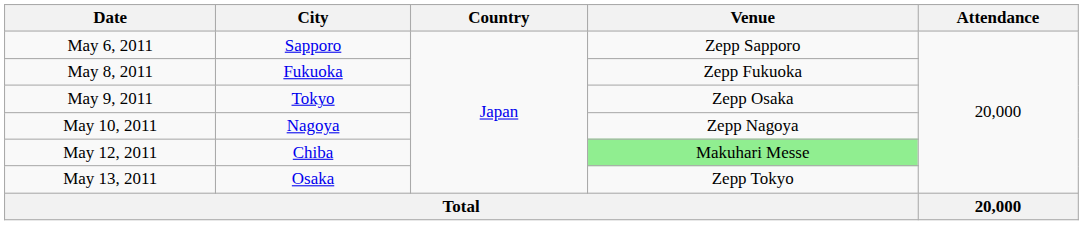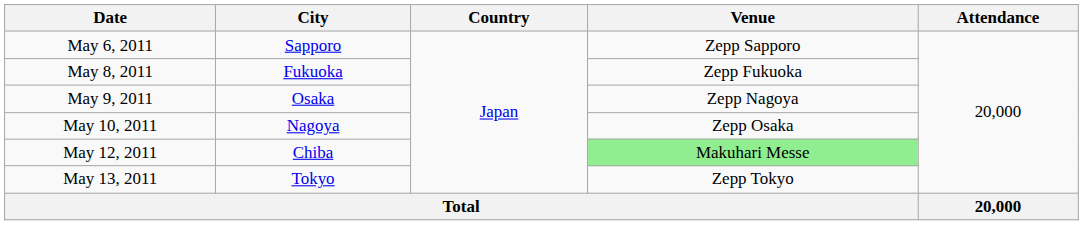(313, 98) Tokyo -> (313, 98) Osaka
(753, 98) Zepp Osaka -> (753, 98) Zepp Nagoya
(753, 125) Zepp Nagoya -> (753, 125) Zepp Osaka
(313, 179) Osaka -> (313, 179) Tokyo
